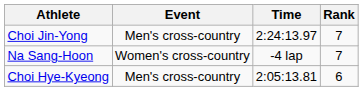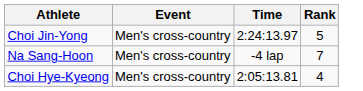(339, 36) 7 -> (320, 36) 5
(182, 56) Women's cross-country -> (173, 56) Men's cross-country
(339, 77) 6 -> (320, 77) 4
